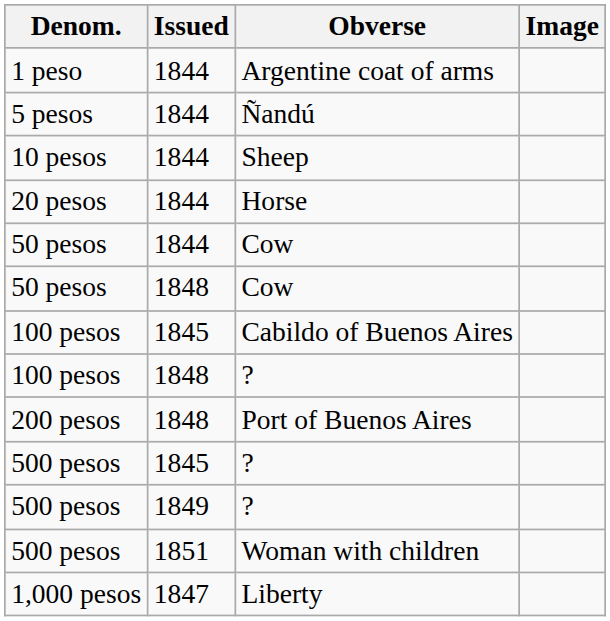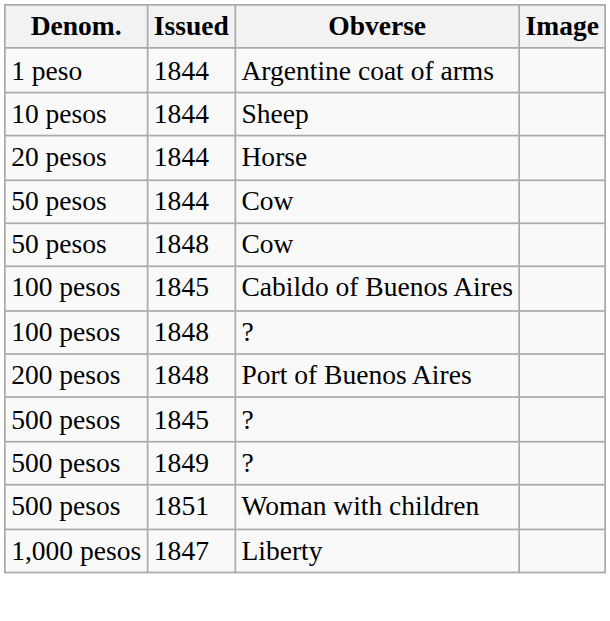- row: (181, 113)
